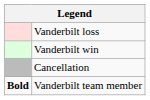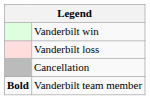rows swapped: (66, 50) <-> (67, 31)
